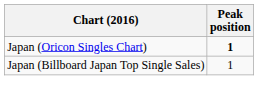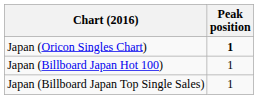+ row: (85, 65)
